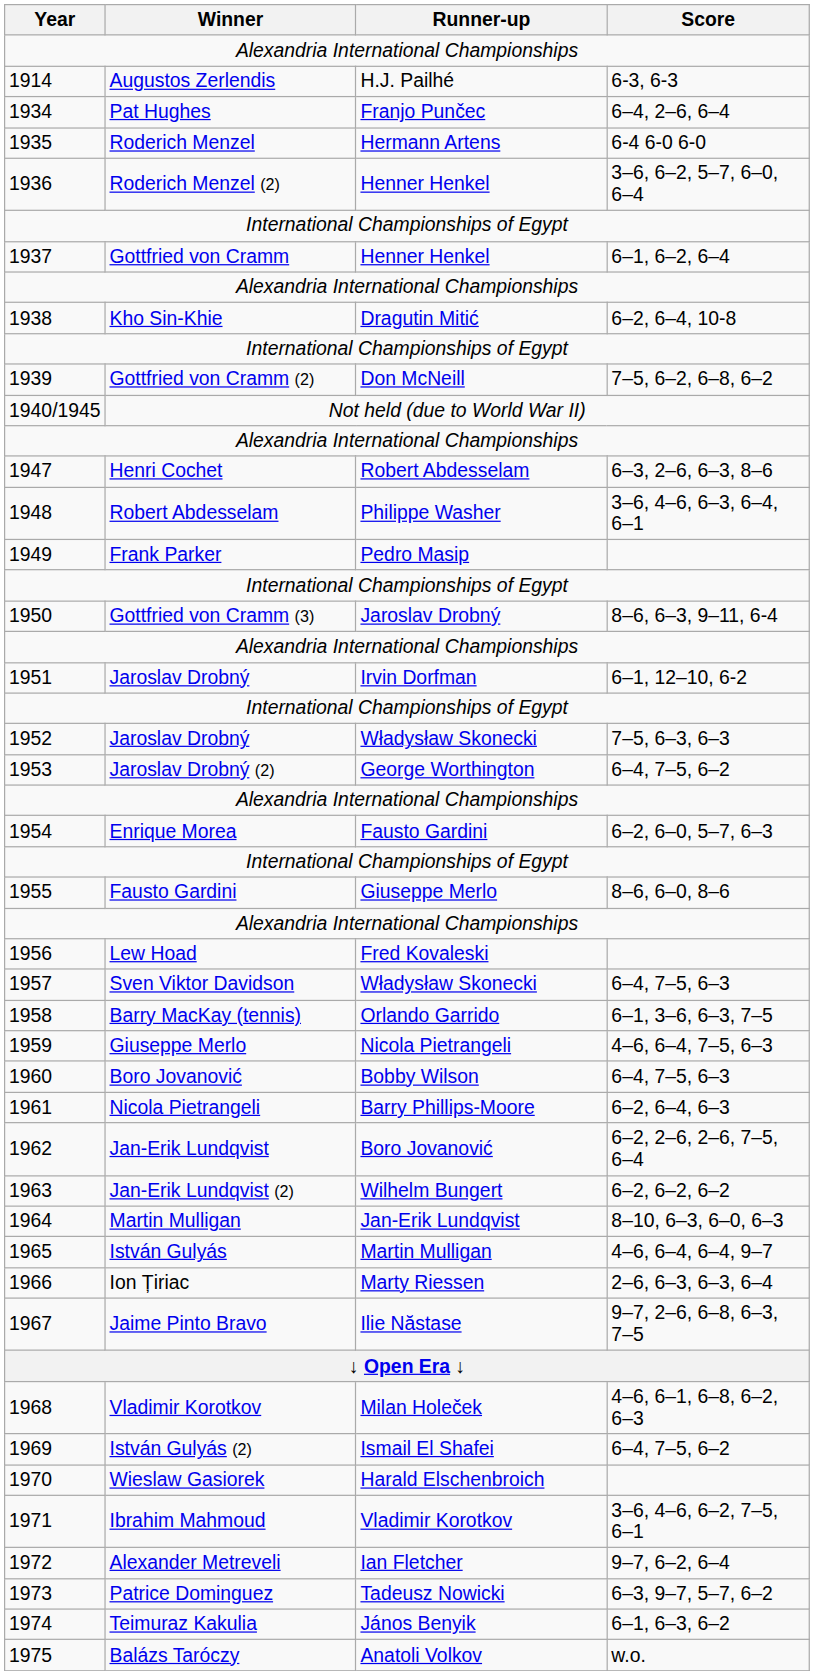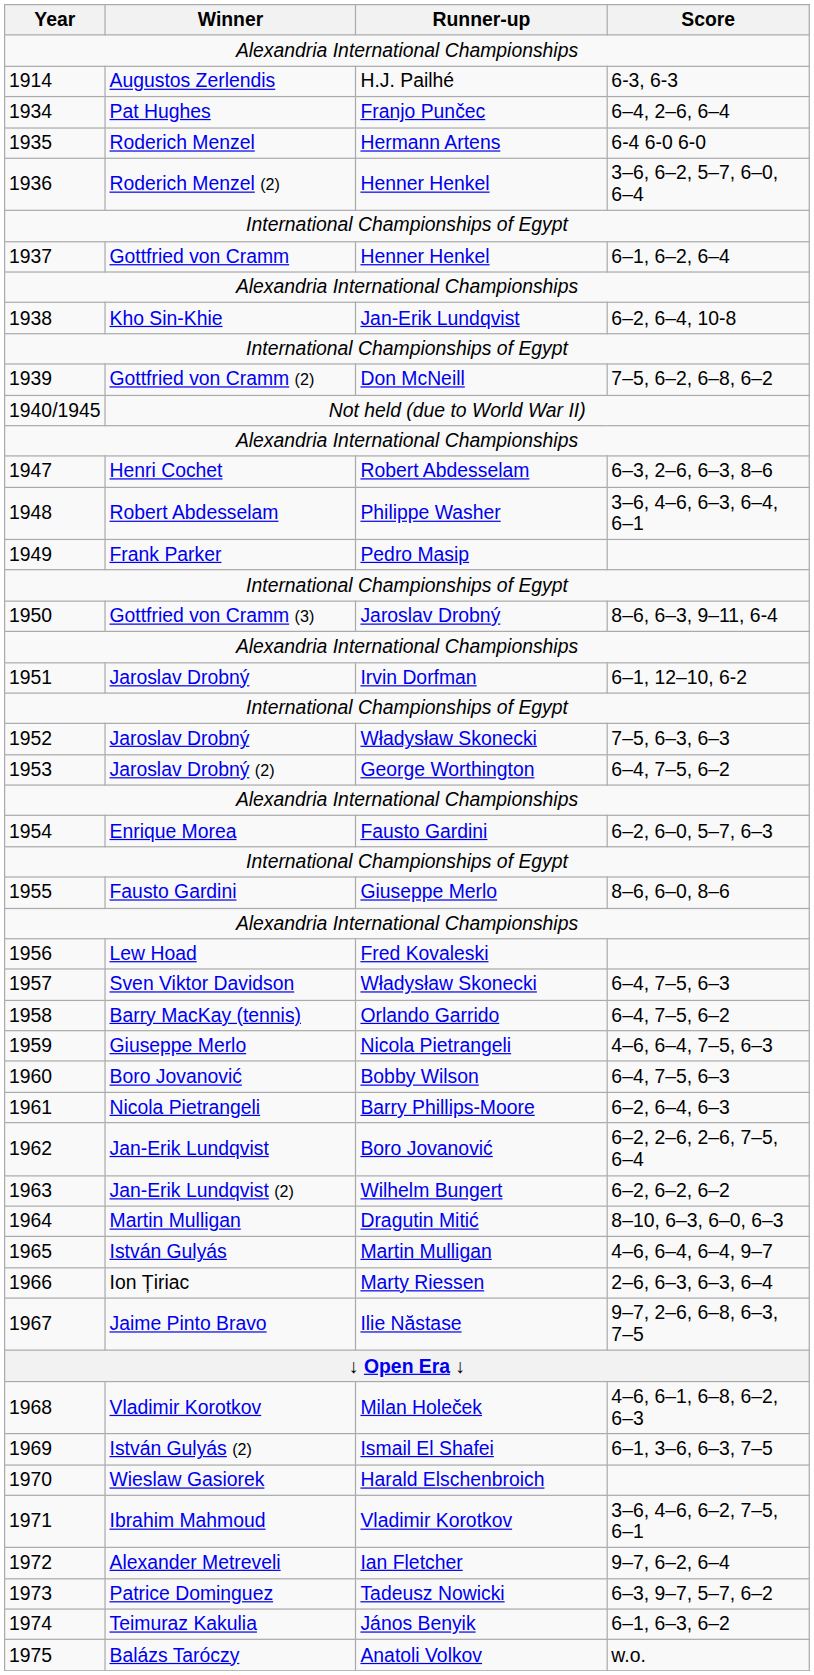(420, 317) Dragutin Mitić -> (440, 317) Jan-Erik Lundqvist
(692, 1015) 6–1, 3–6, 6–3, 7–5 -> (671, 1015) 6–4, 7–5, 6–2
(440, 1221) Jan-Erik Lundqvist -> (420, 1221) Dragutin Mitić
(671, 1449) 6–4, 7–5, 6–2 -> (692, 1449) 6–1, 3–6, 6–3, 7–5
